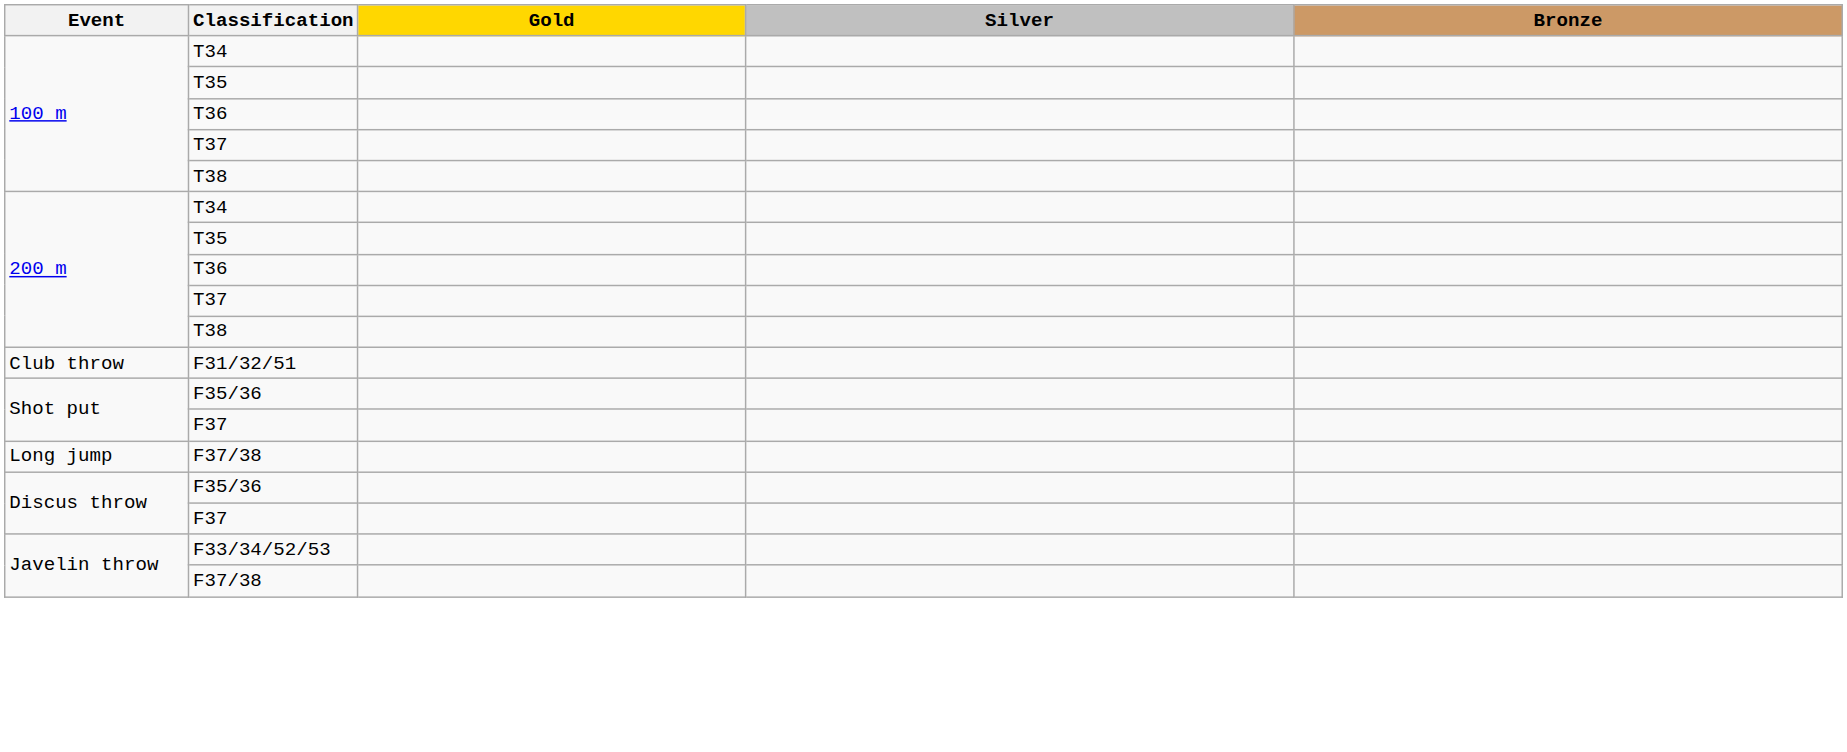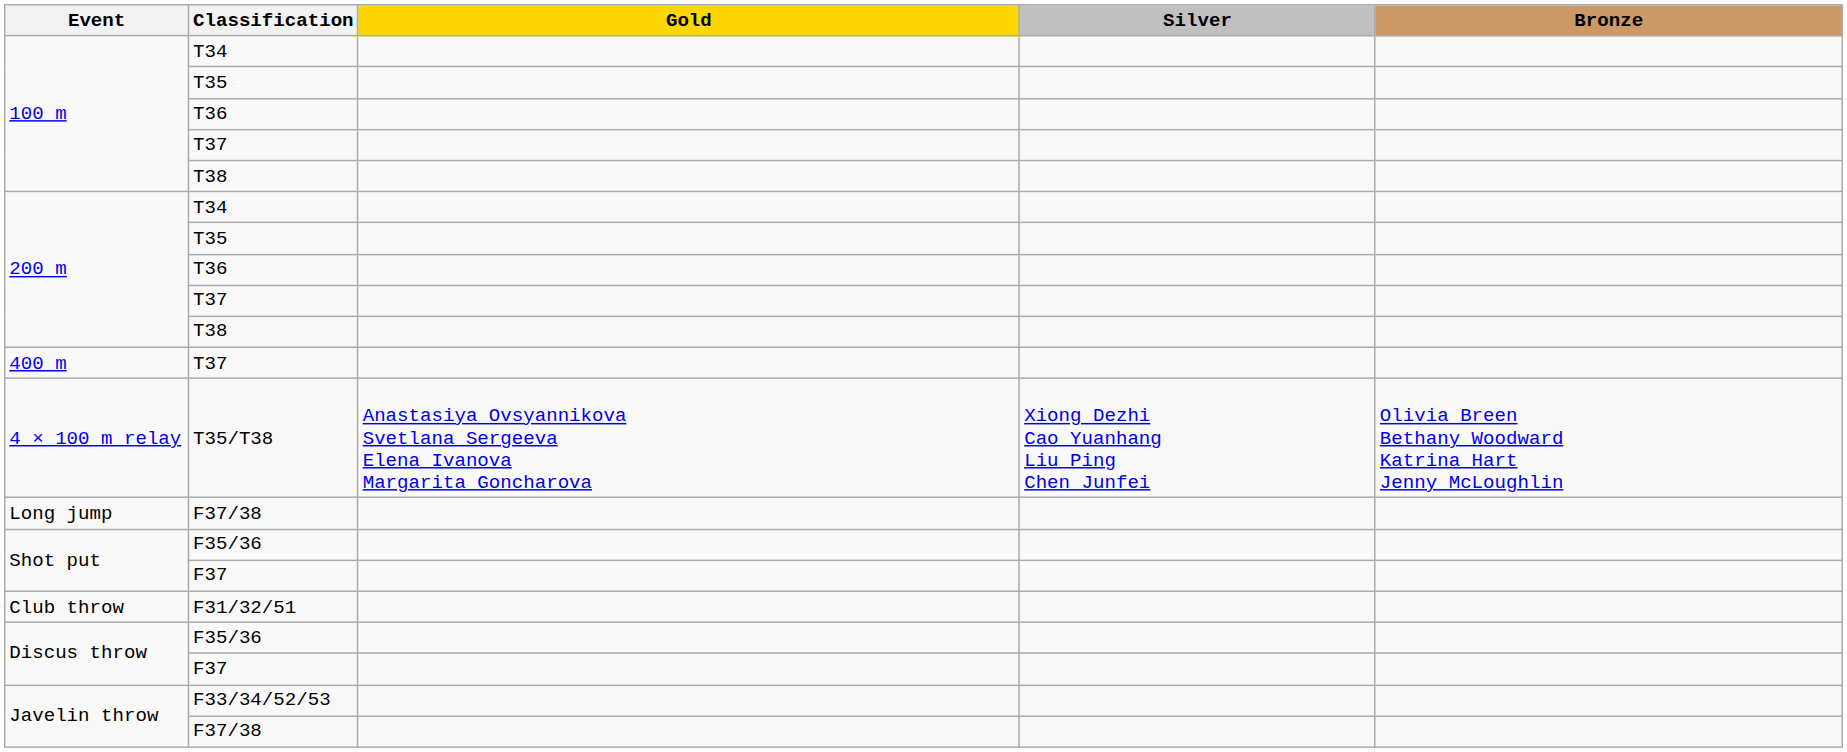+ row: (38, 363)
+ row: (95, 438)
rows swapped: (61, 456) <-> (67, 363)
